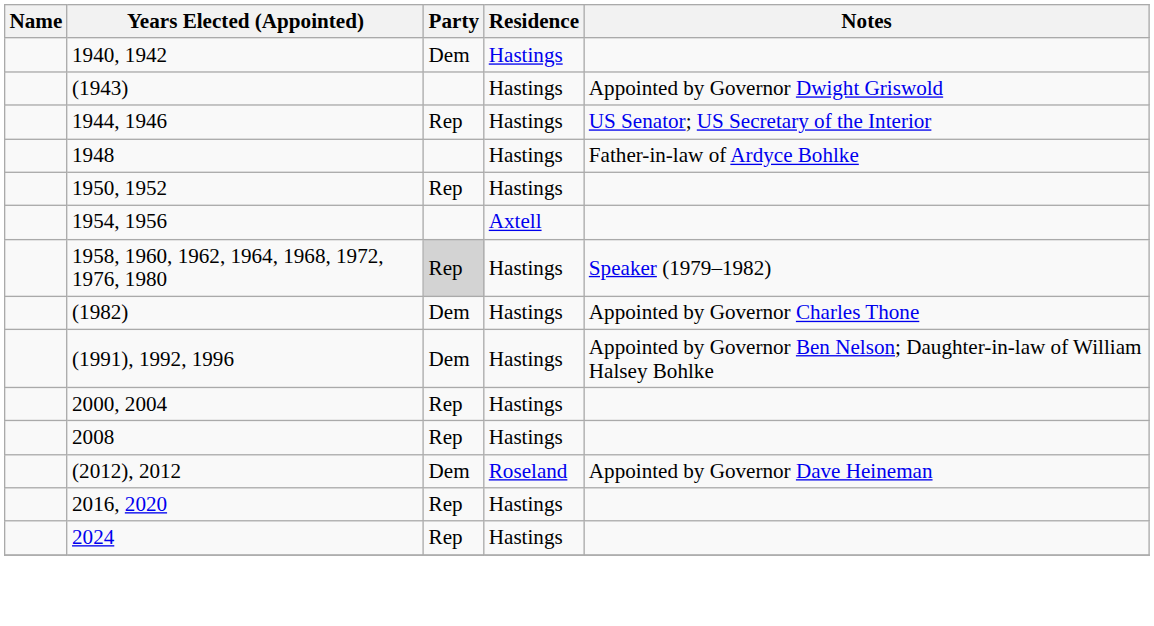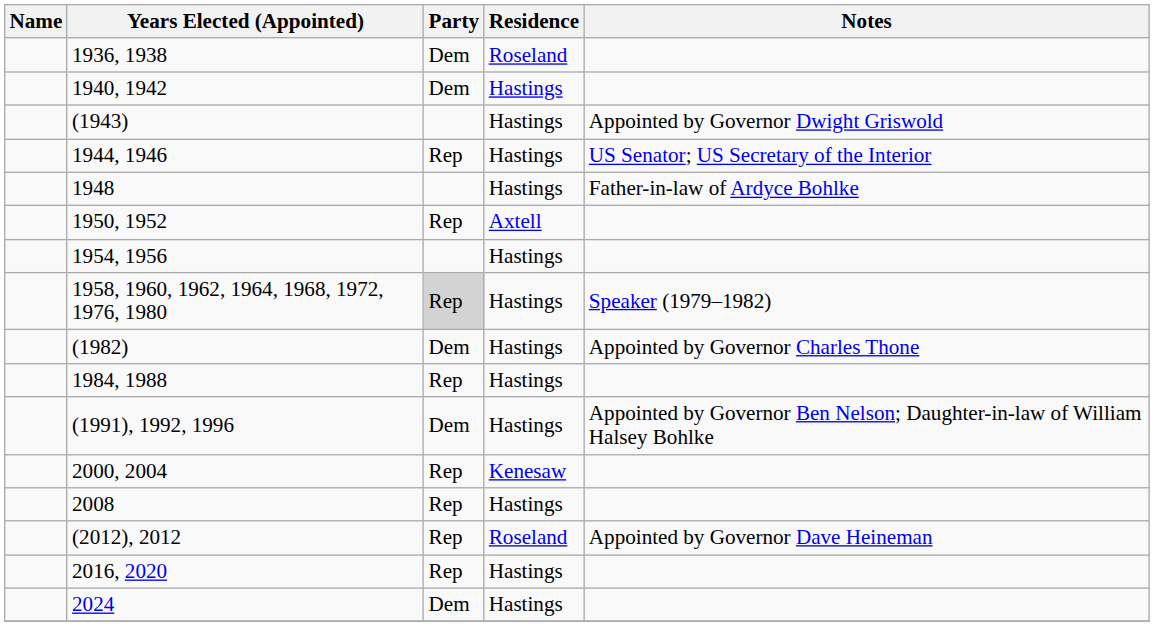+ row: (120, 54)
(526, 188) Hastings -> (515, 222) Axtell
(515, 222) Axtell -> (526, 255) Hastings
+ row: (120, 379)
(526, 403) Hastings -> (527, 470) Kenesaw
(449, 470) Dem -> (446, 537) Rep
(446, 537) Rep -> (449, 604) Dem
